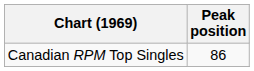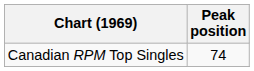(218, 54) 86 -> (218, 54) 74
